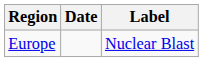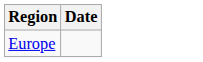- column: (150, 17)
